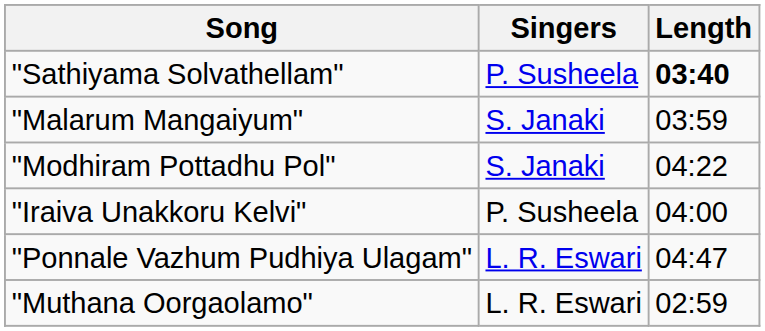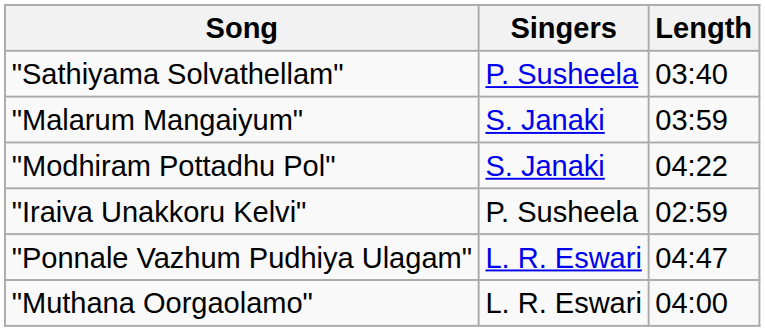(692, 74) bold -> (692, 74) normal
(692, 212) 04:00 -> (692, 212) 02:59
(692, 304) 02:59 -> (692, 304) 04:00
